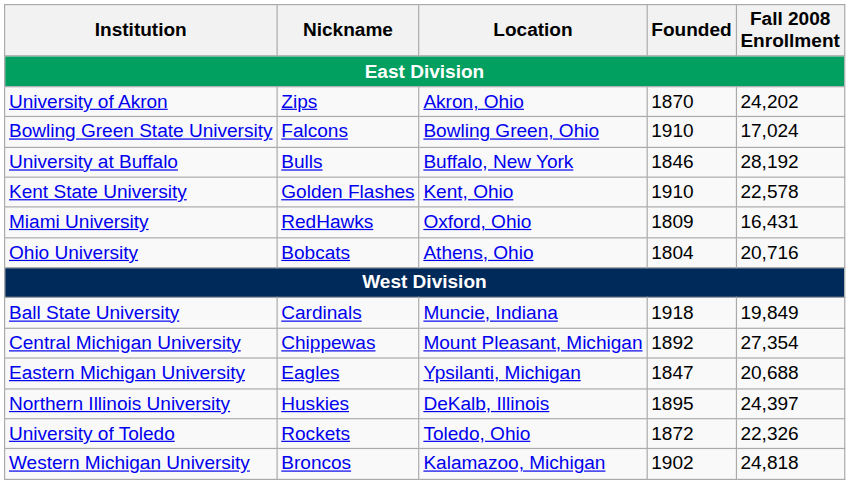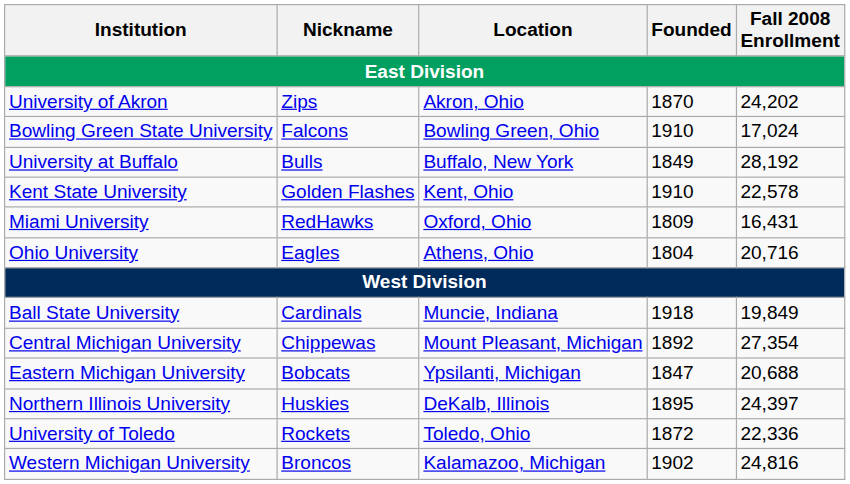(672, 161) 1846 -> (672, 161) 1849
(316, 252) Bobcats -> (310, 252) Eagles
(310, 373) Eagles -> (316, 373) Bobcats
(770, 433) 22,326 -> (770, 433) 22,336
(770, 463) 24,818 -> (770, 463) 24,816
